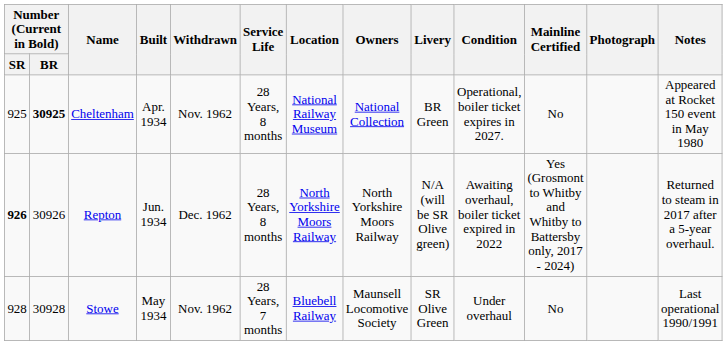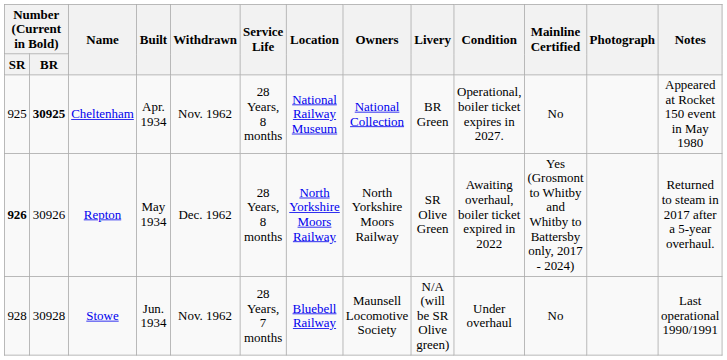(153, 214) Jun. 1934 -> (153, 214) May 1934
(433, 214) N/A (will be SR Olive green) -> (433, 214) SR Olive Green
(153, 308) May 1934 -> (153, 315) Jun. 1934
(433, 308) SR Olive Green -> (433, 315) N/A (will be SR Olive green)
